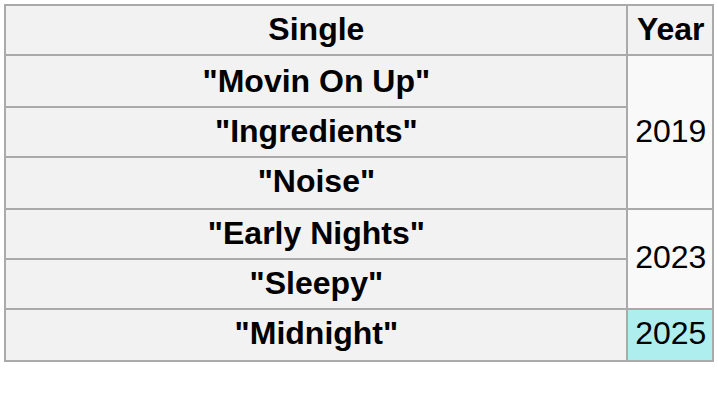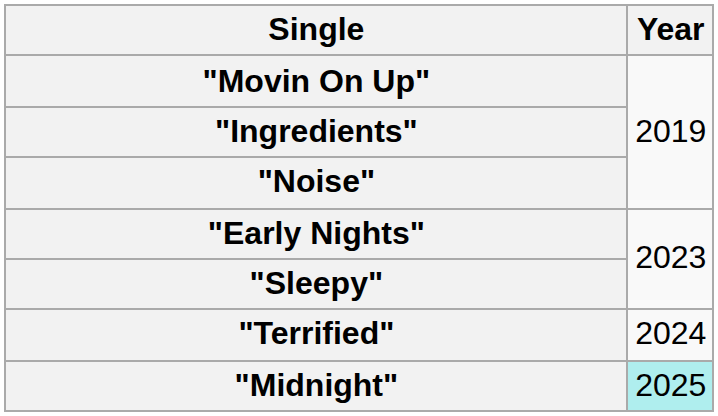+ row: (316, 334)
